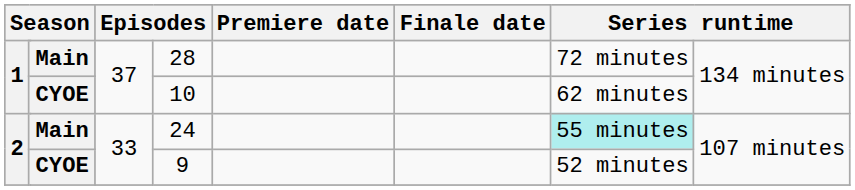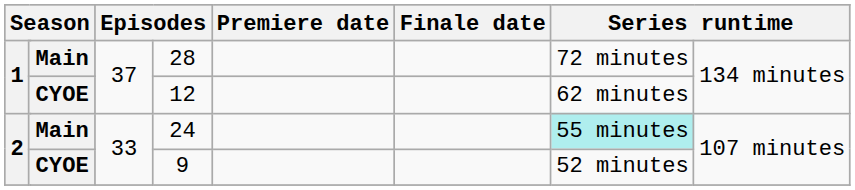(182, 95) 10 -> (182, 95) 12
